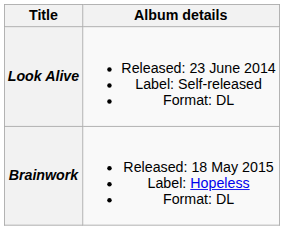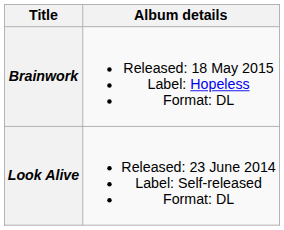rows swapped: (43, 76) <-> (43, 175)
